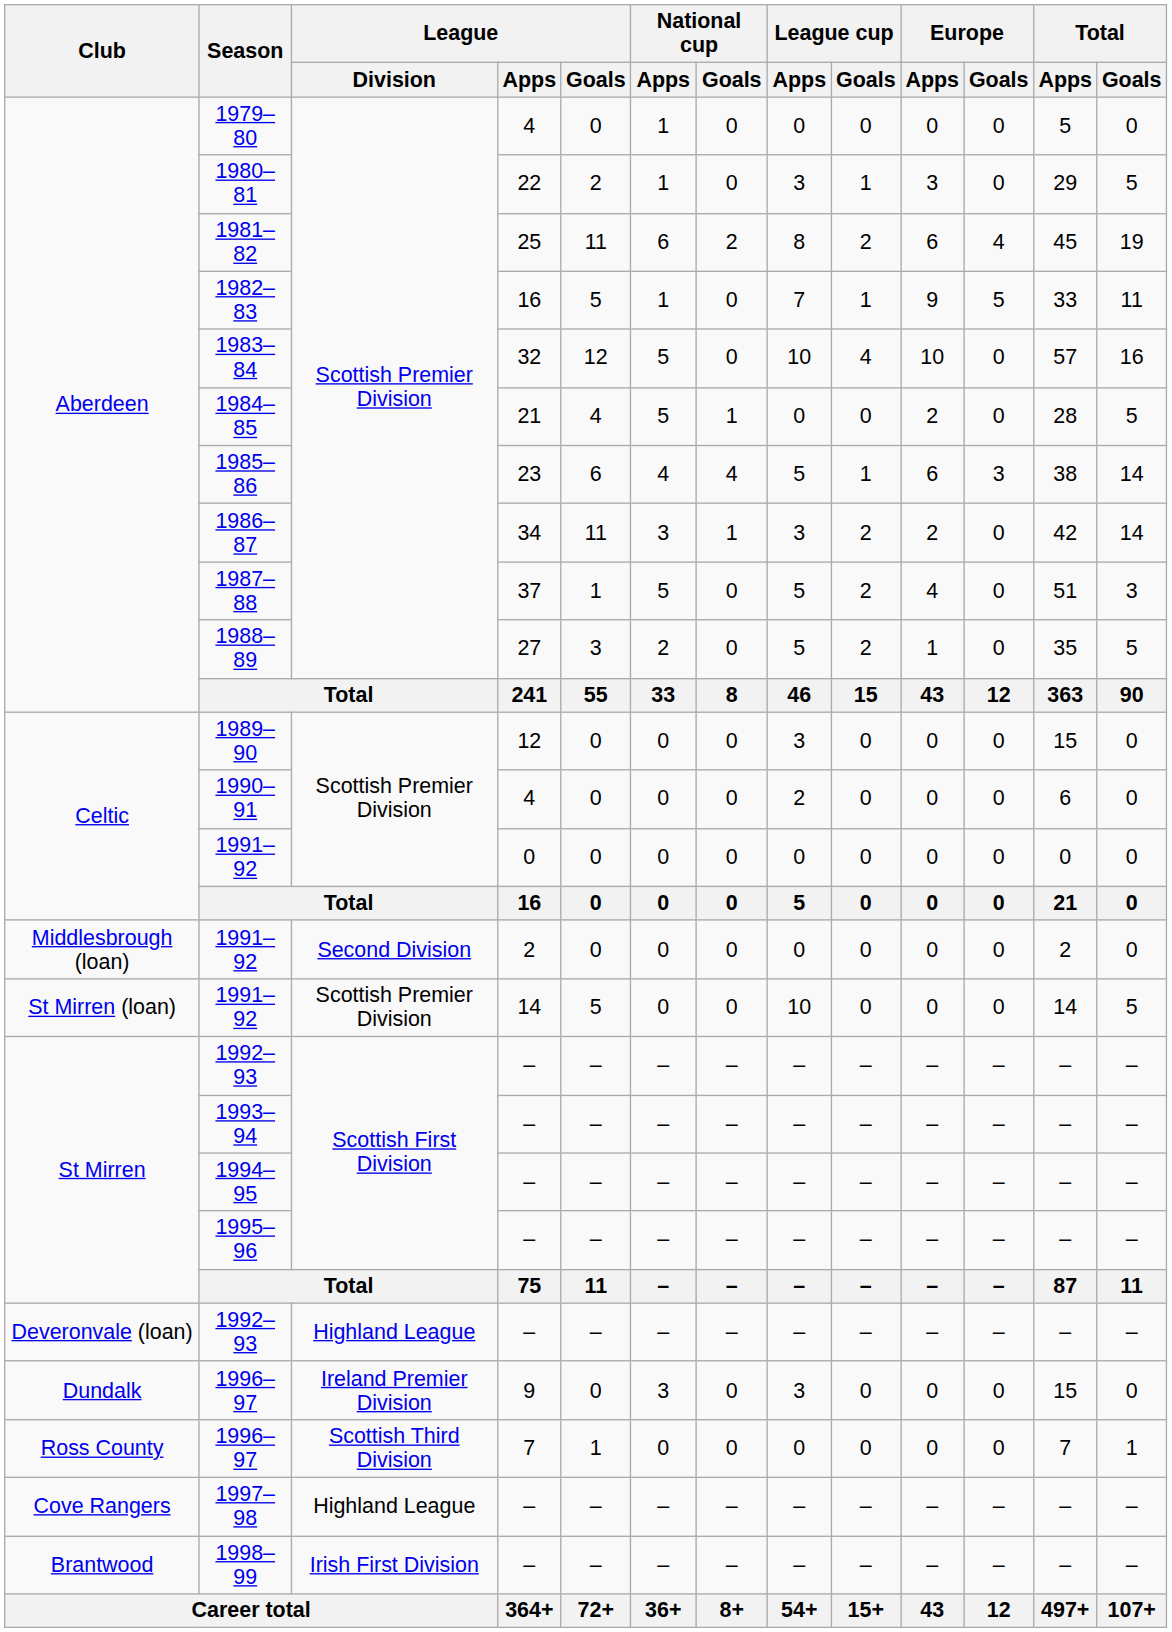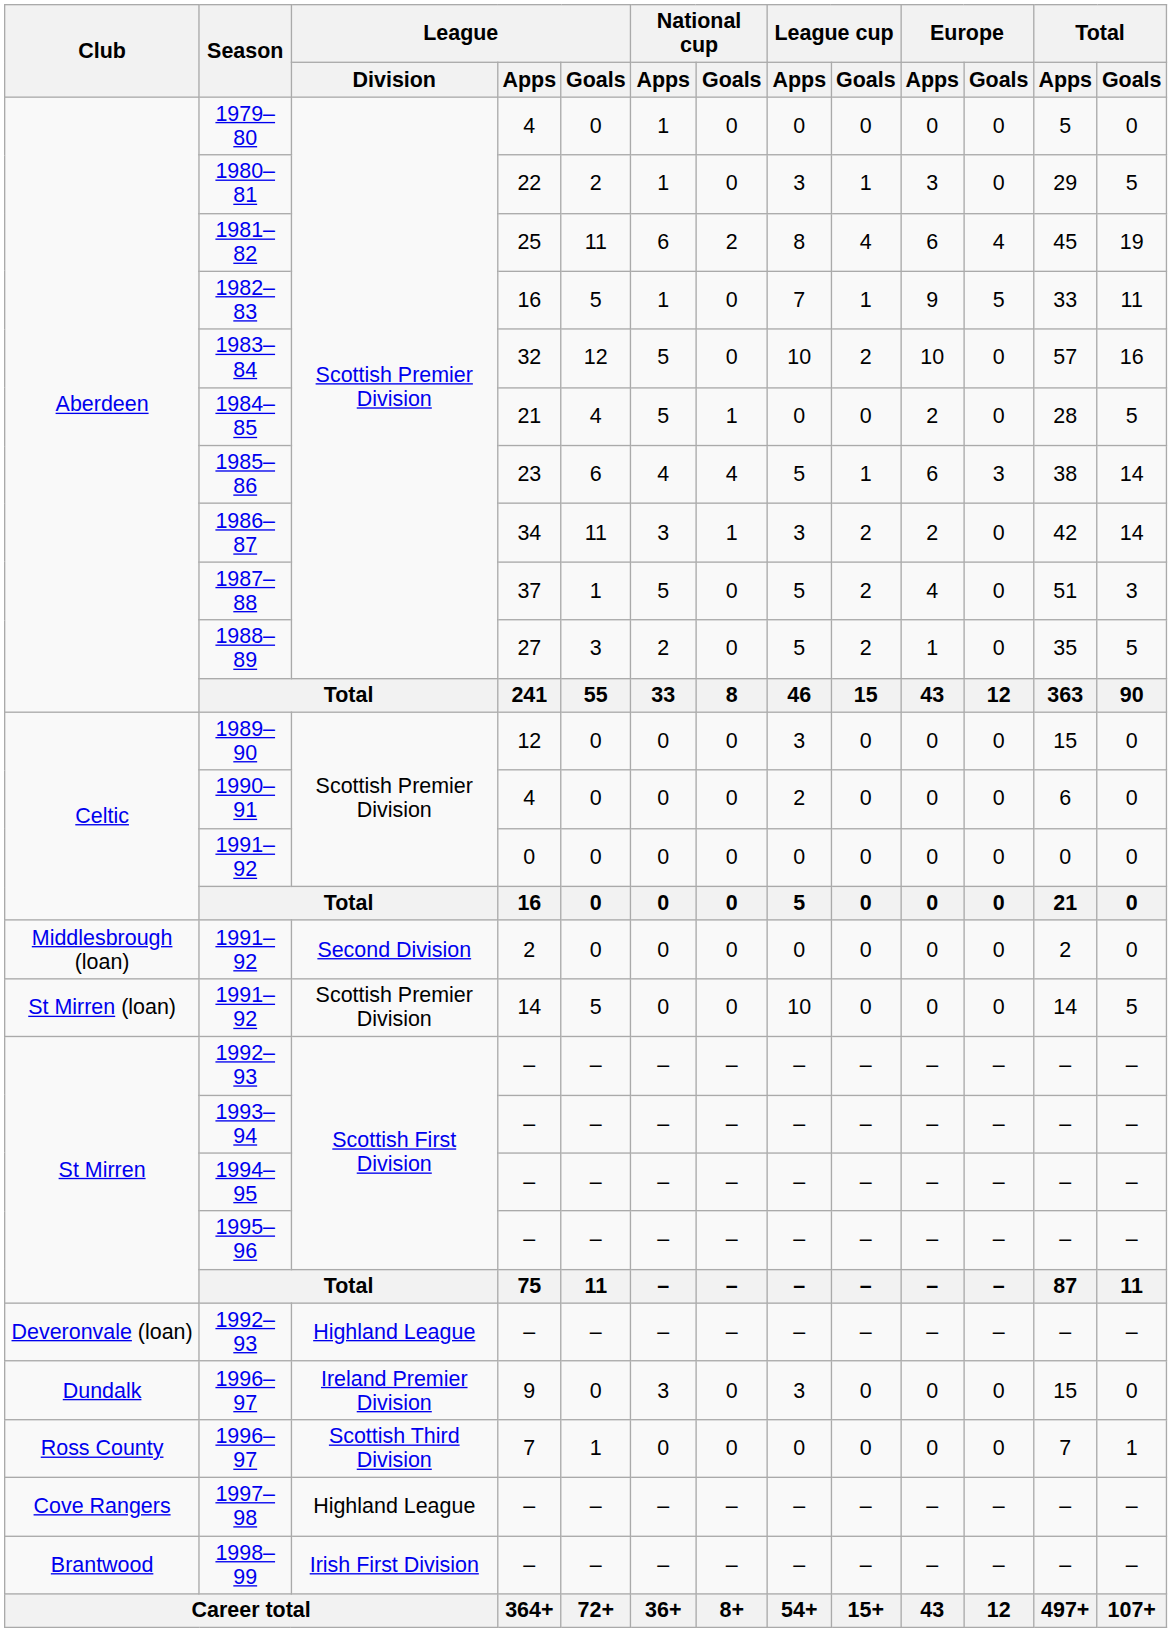(866, 241) 2 -> (866, 241) 4
(866, 358) 4 -> (866, 358) 2
